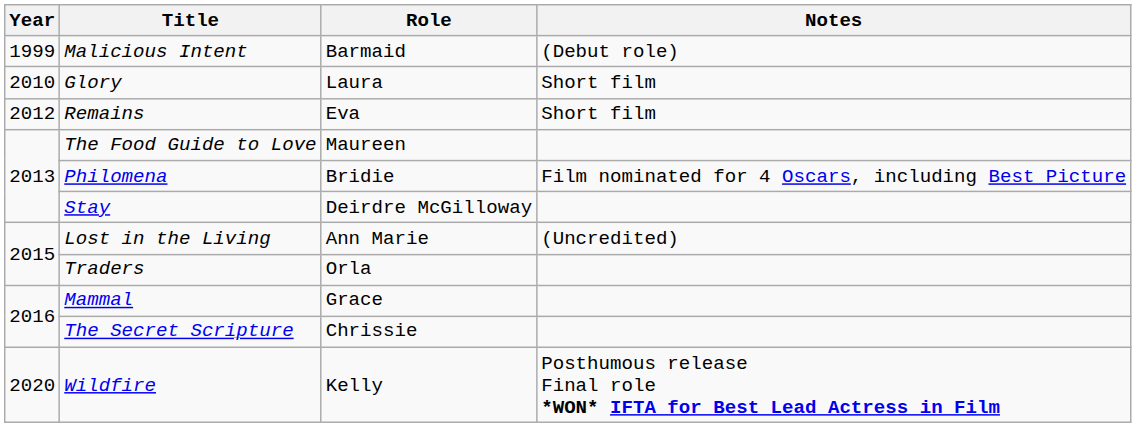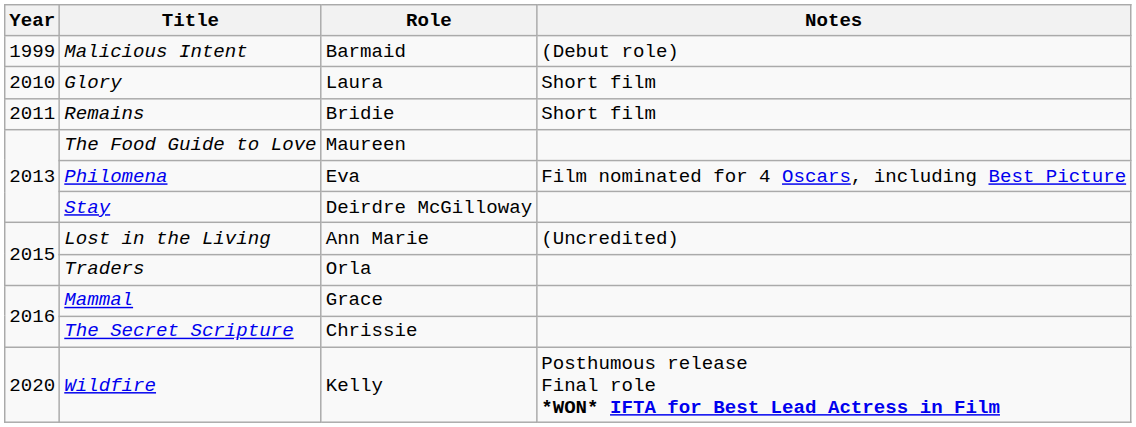(32, 114) 2012 -> (32, 114) 2011
(343, 114) Eva -> (360, 114) Bridie
(360, 176) Bridie -> (343, 176) Eva
